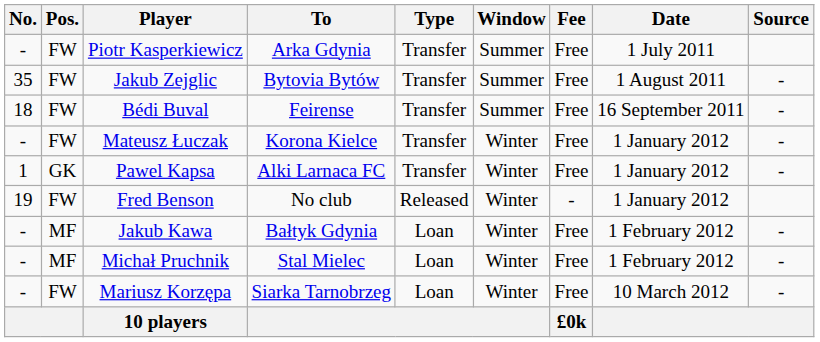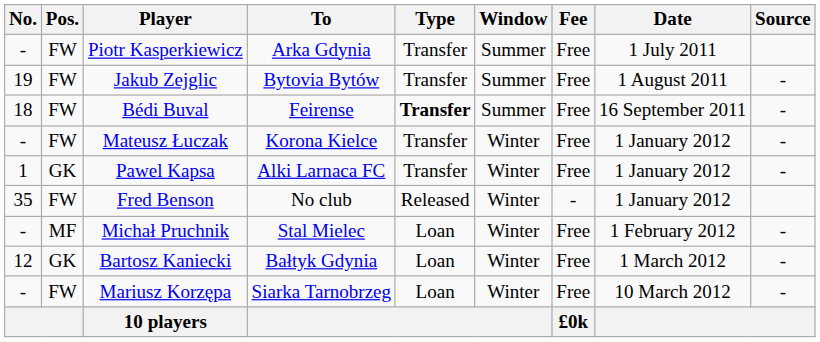(23, 79) 35 -> (23, 79) 19
(434, 110) normal -> (435, 110) bold
(23, 200) 19 -> (23, 200) 35
- row: (165, 230)
+ row: (165, 261)
